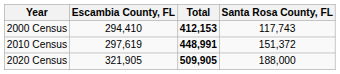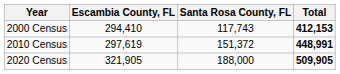columns swapped: (277, 12) <-> (198, 12)
